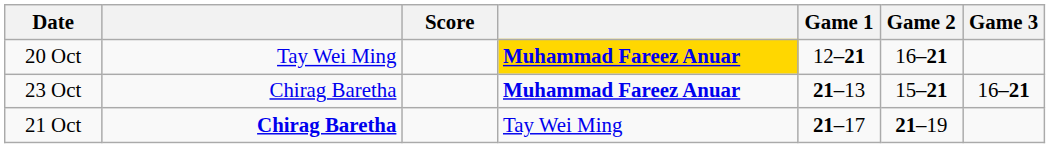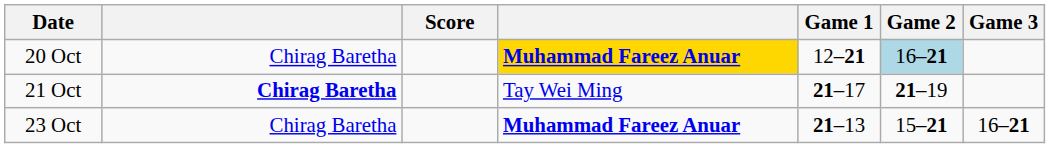(337, 56) Tay Wei Ming -> (333, 56) Chirag Baretha
(921, 56) no background -> (921, 56) lightblue background
rows swapped: (53, 125) <-> (53, 90)
